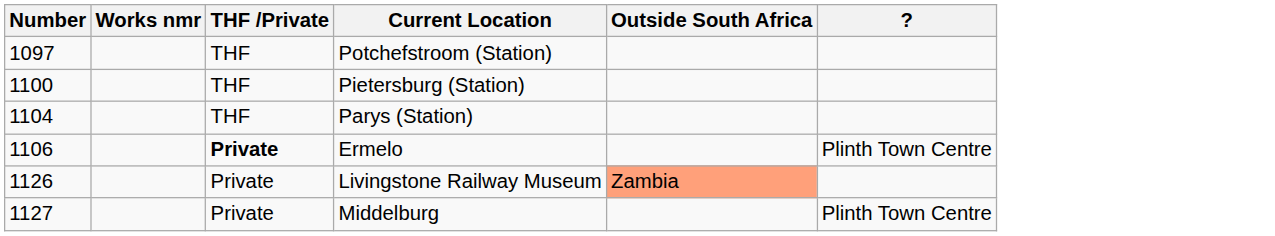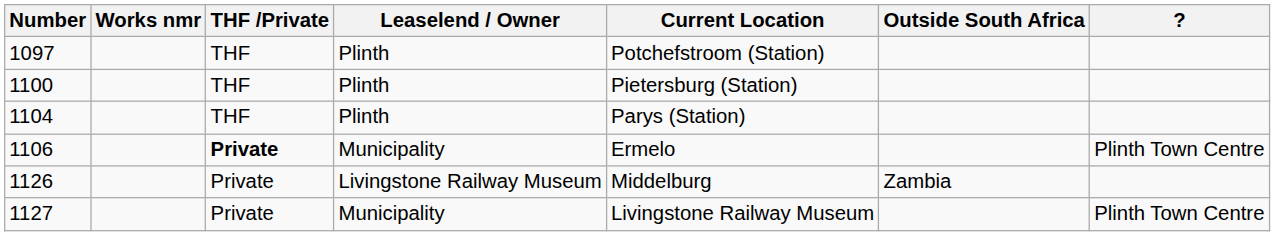+ column: (470, 20)
(470, 181) Livingstone Railway Museum -> (661, 181) Middelburg
(645, 181) lightsalmon background -> (917, 181) no background
(389, 213) Middelburg -> (743, 213) Livingstone Railway Museum
